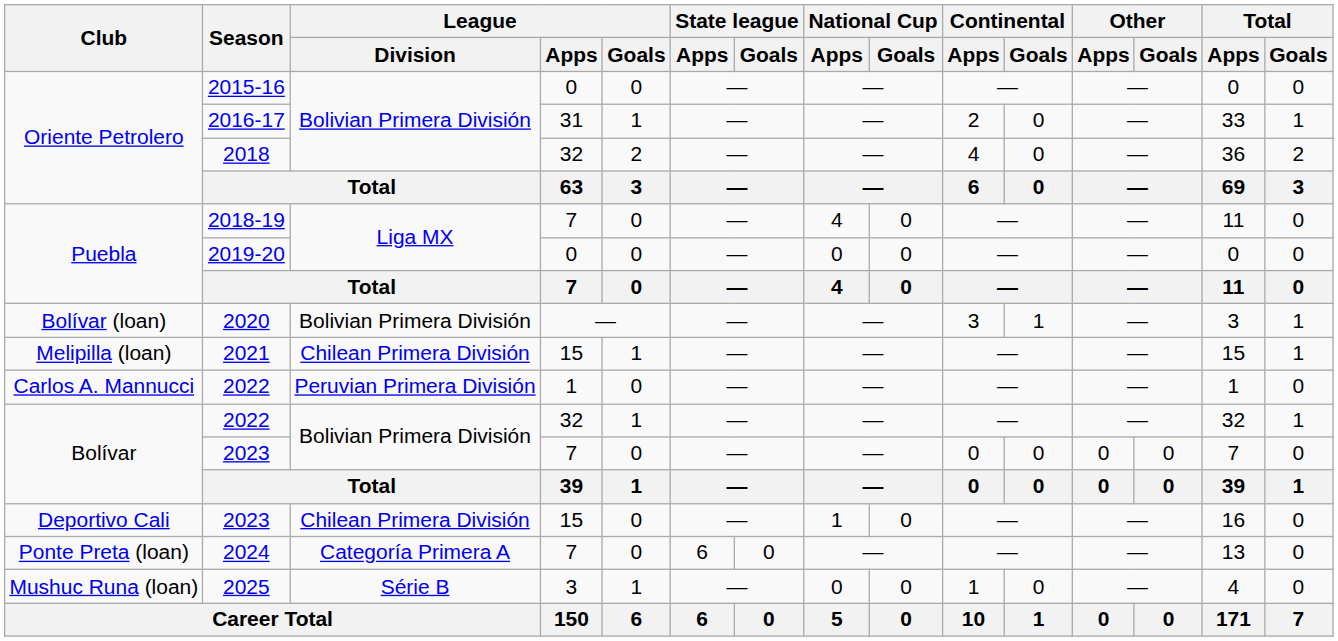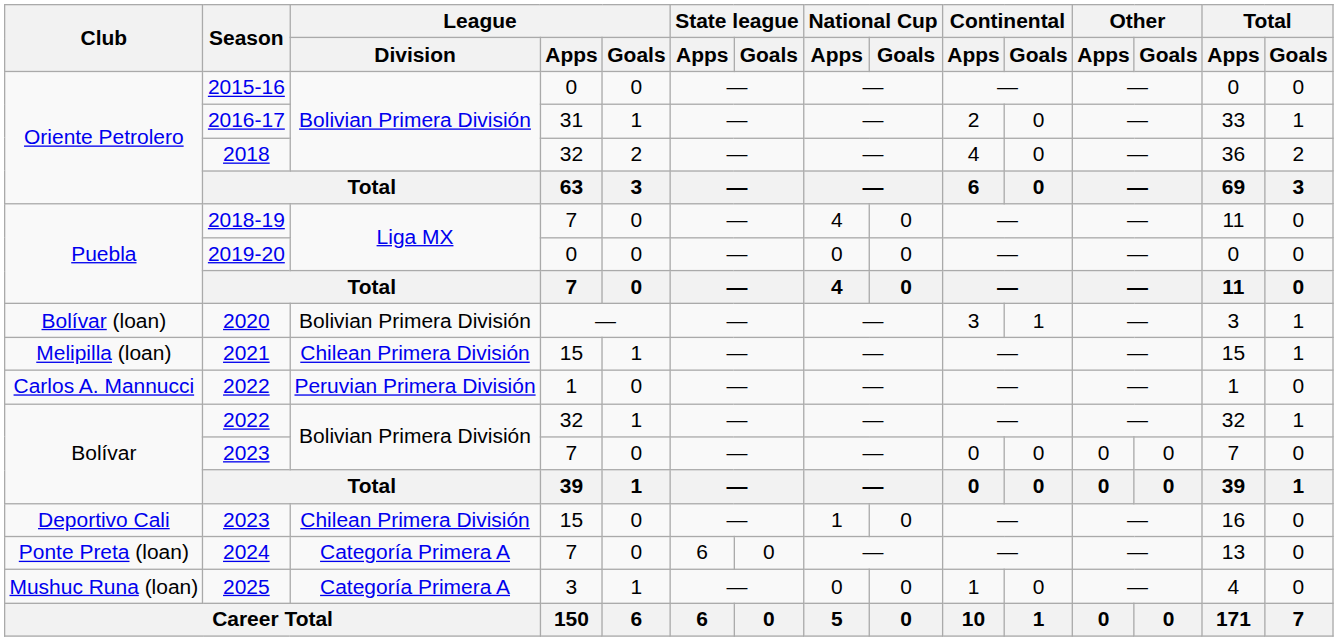(415, 586) Série B -> (415, 586) Categoría Primera A
